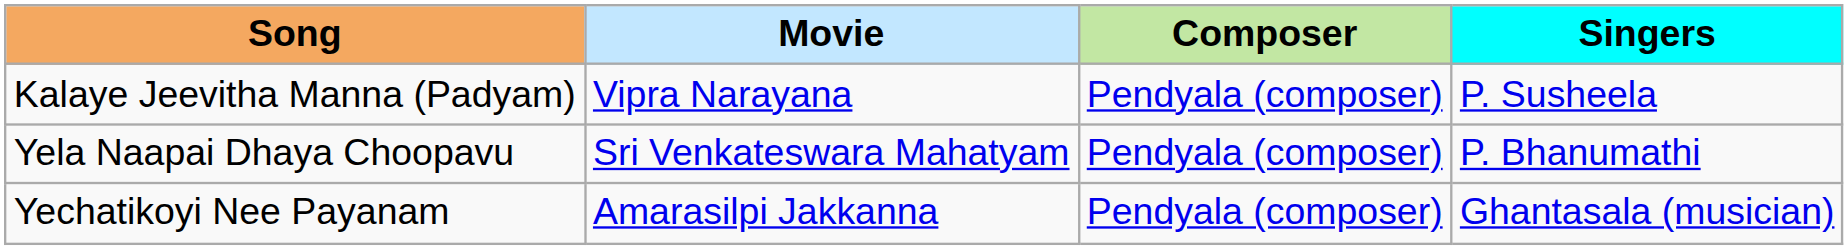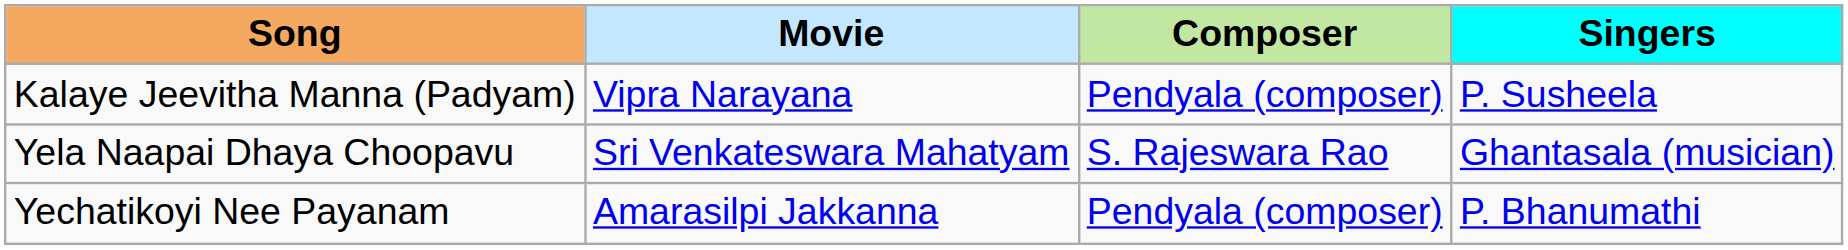(1265, 152) Pendyala (composer) -> (1238, 152) S. Rajeswara Rao
(1580, 152) P. Bhanumathi -> (1647, 152) Ghantasala (musician)
(1647, 212) Ghantasala (musician) -> (1580, 212) P. Bhanumathi
